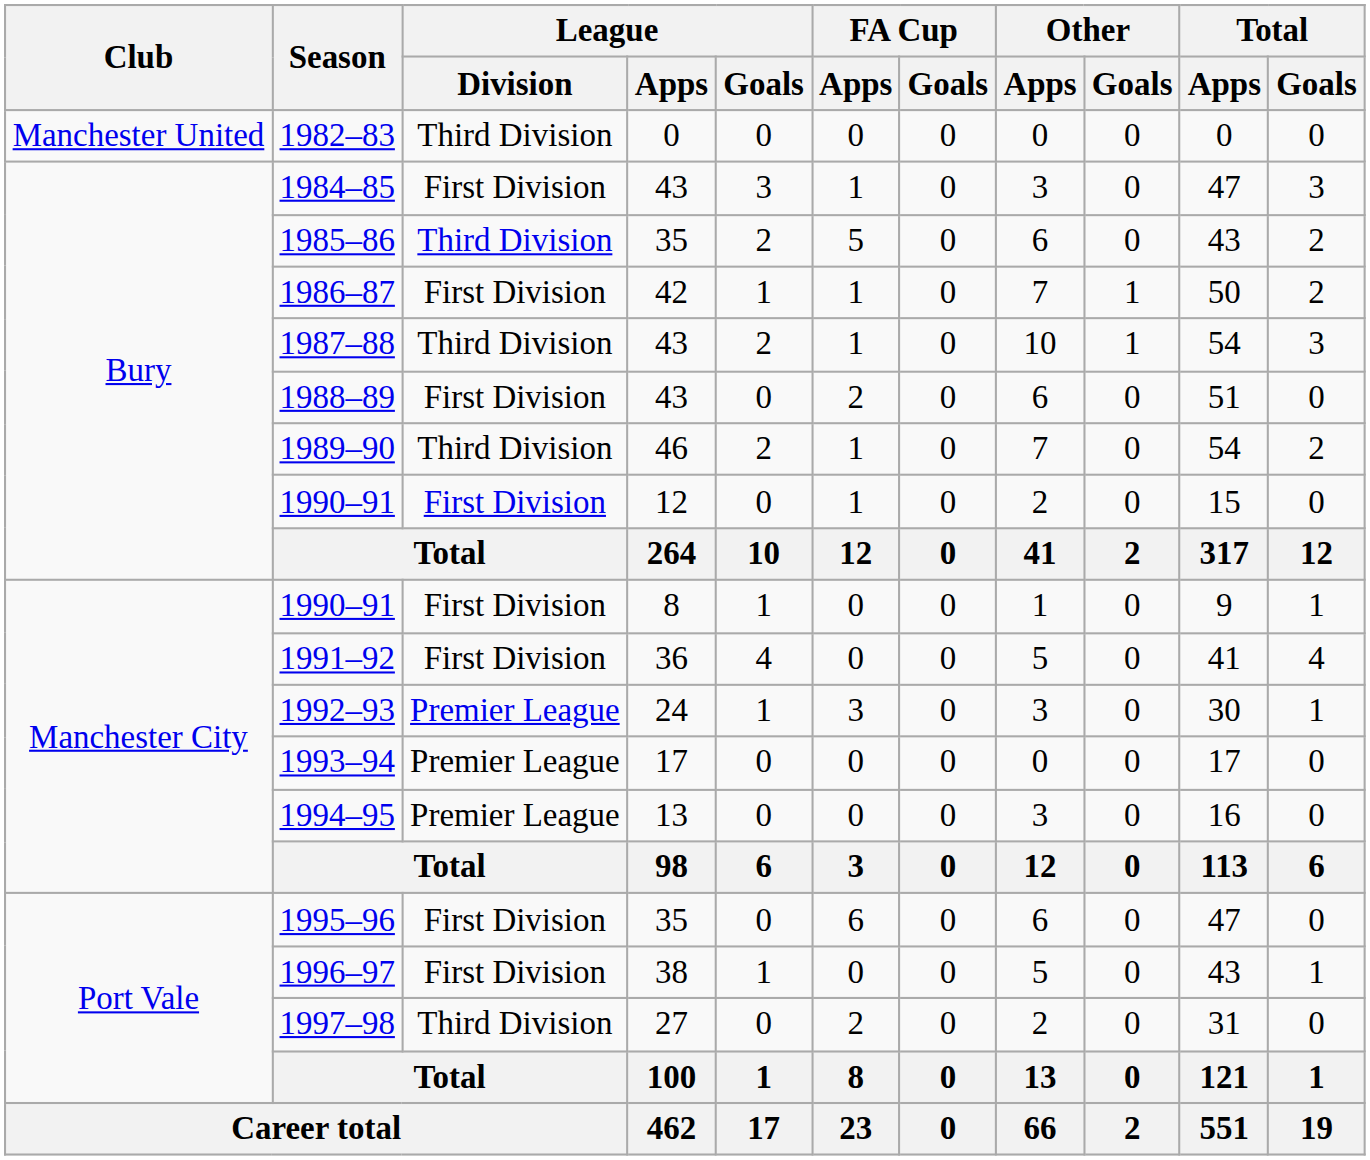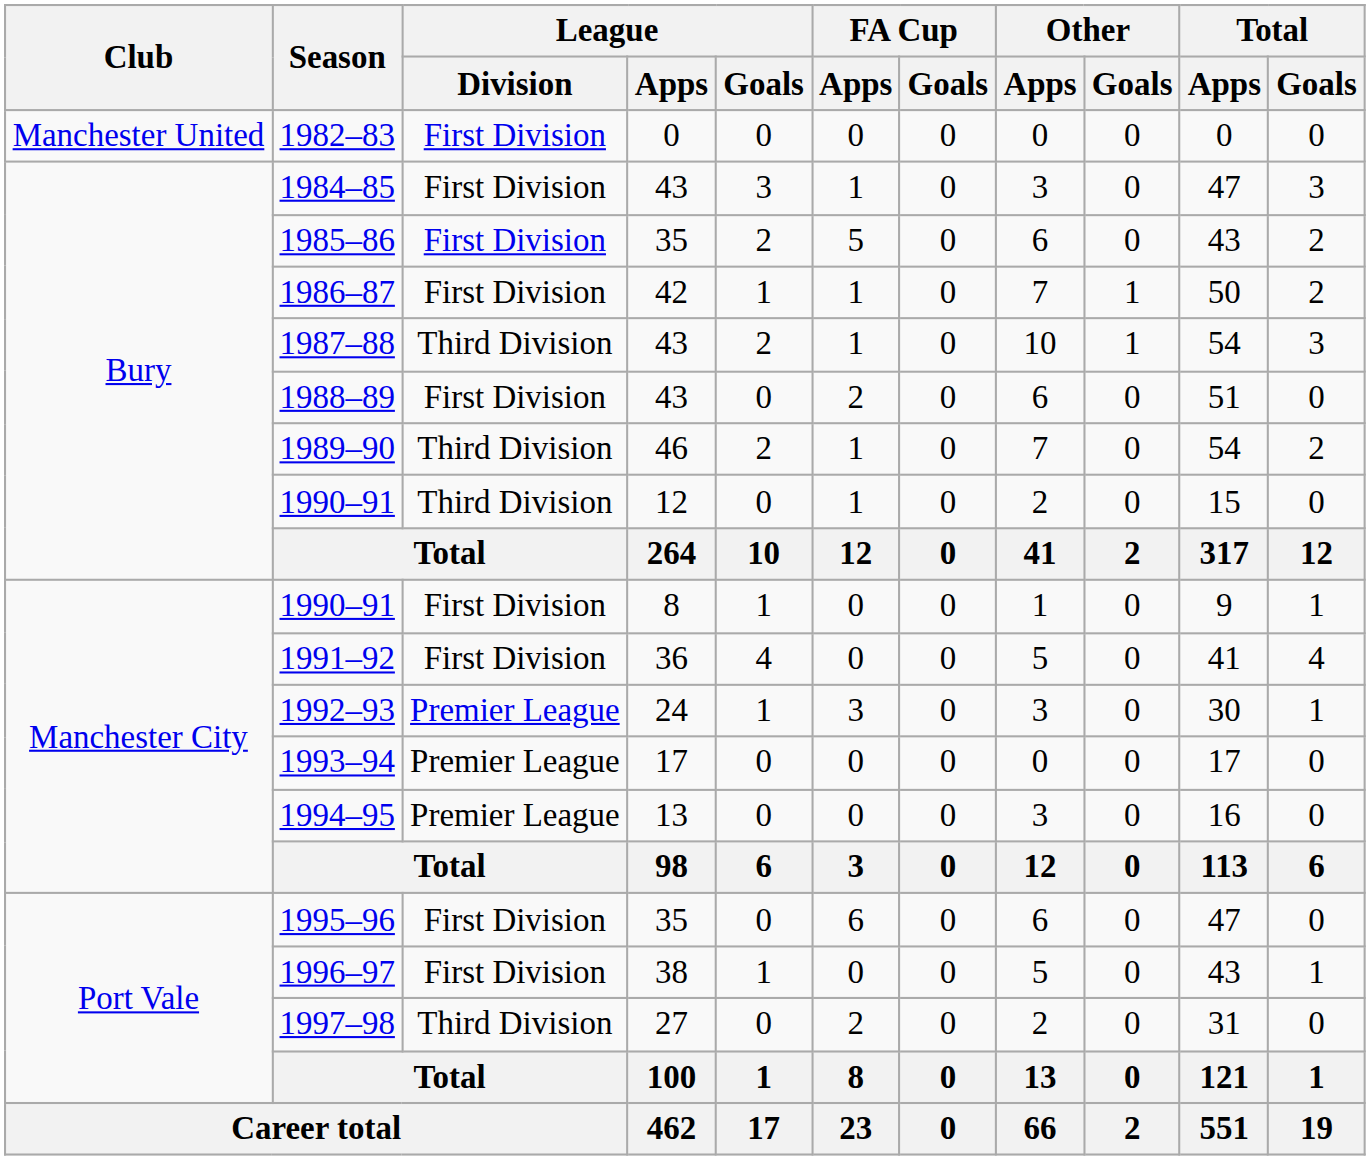(515, 135) Third Division -> (515, 135) First Division
(515, 239) Third Division -> (515, 239) First Division
(515, 501) First Division -> (515, 501) Third Division
